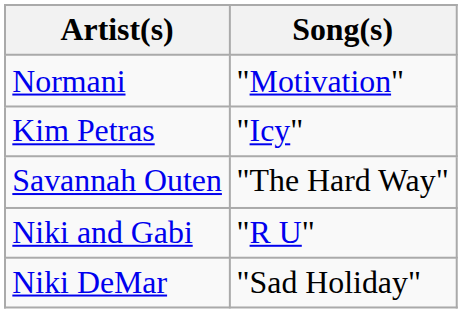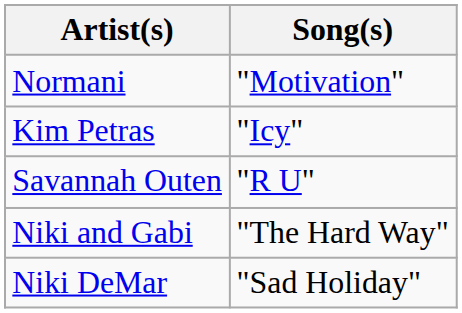(343, 181) "The Hard Way" -> (276, 181) "R U"
(276, 231) "R U" -> (343, 231) "The Hard Way"
